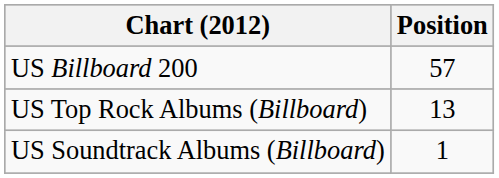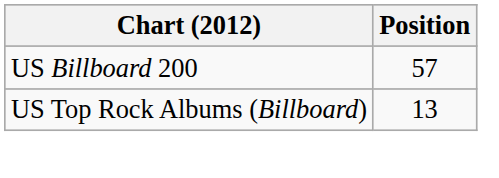- row: (198, 151)
